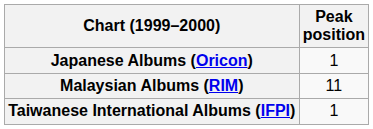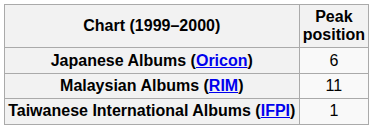(334, 60) 1 -> (334, 60) 6
